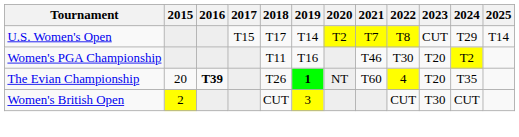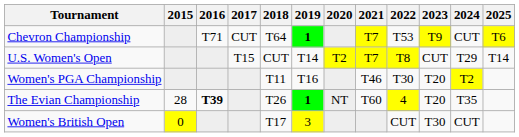+ row: (69, 36)
(276, 36) T17 -> (276, 57) CUT
(180, 79) 20 -> (180, 100) 28
(180, 100) 2 -> (180, 121) 0
(276, 100) CUT -> (276, 121) T17
